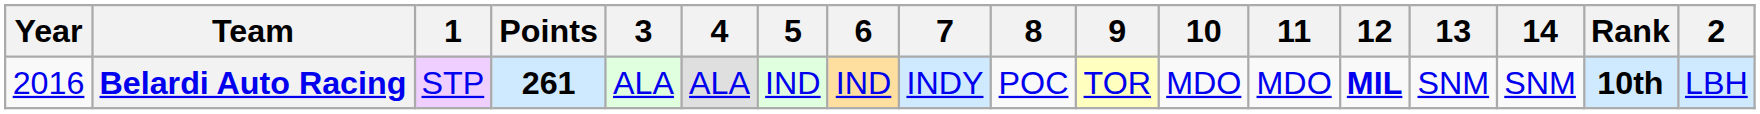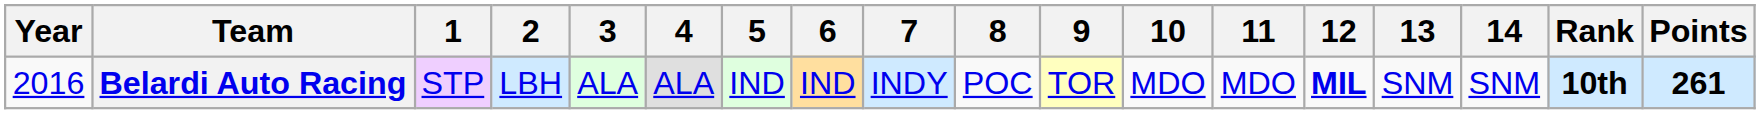columns swapped: (1716, 31) <-> (549, 31)
